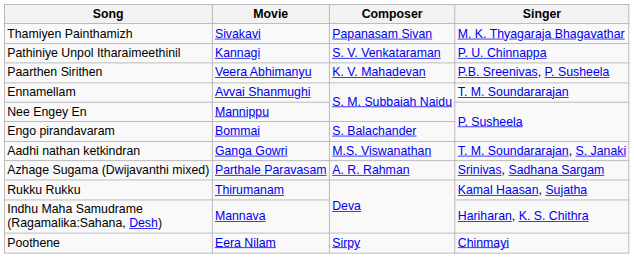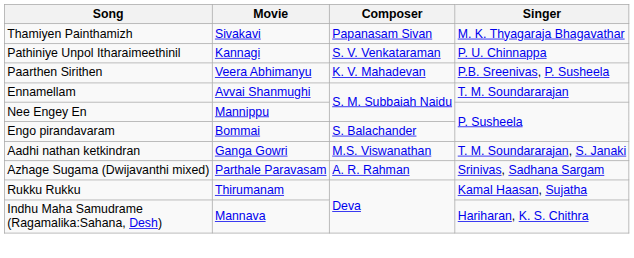- row: (34, 243)
